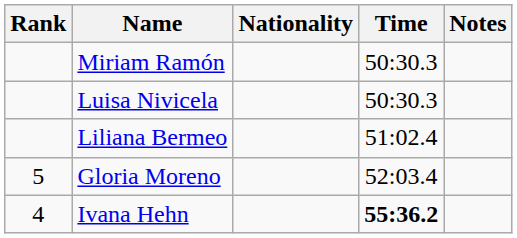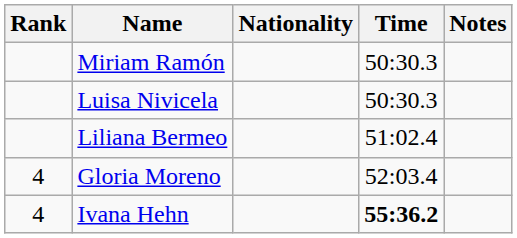(38, 175) 5 -> (38, 175) 4
